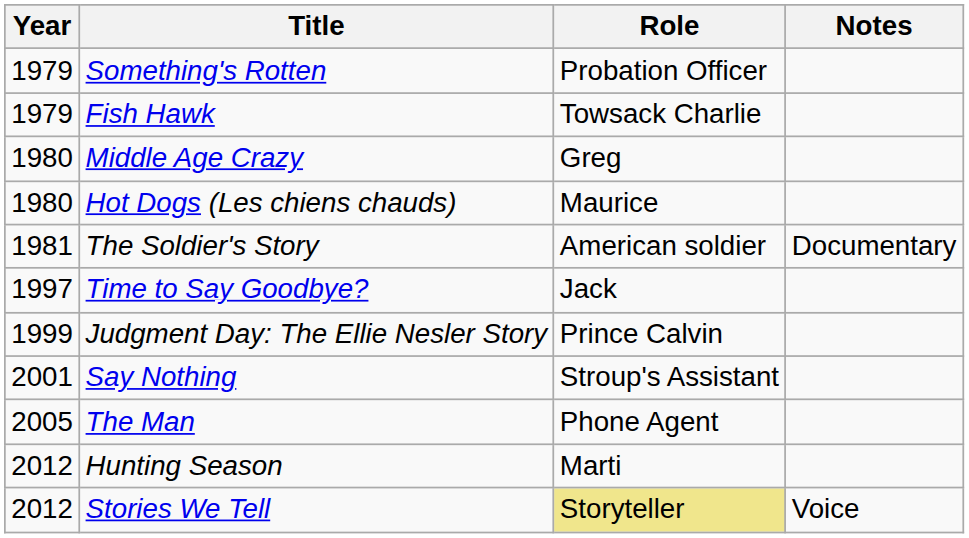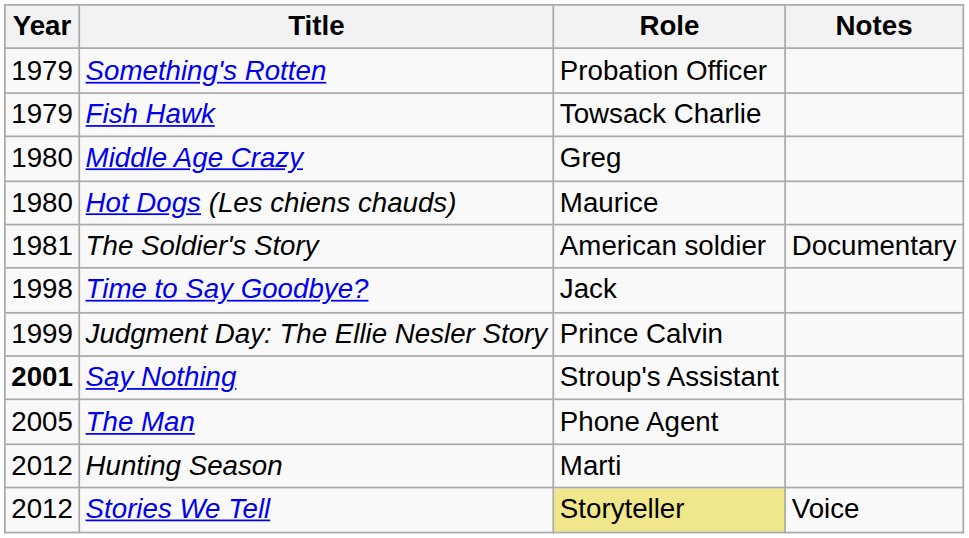(42, 289) 1997 -> (42, 289) 1998
(42, 377) normal -> (42, 377) bold
